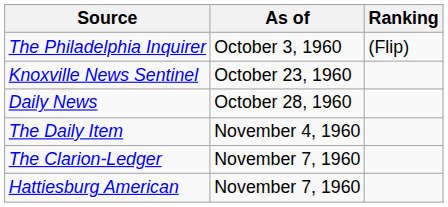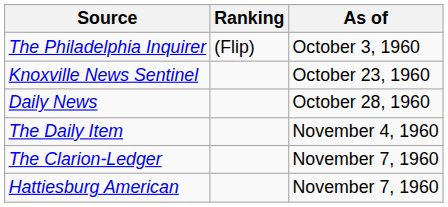columns swapped: (404, 18) <-> (287, 18)
